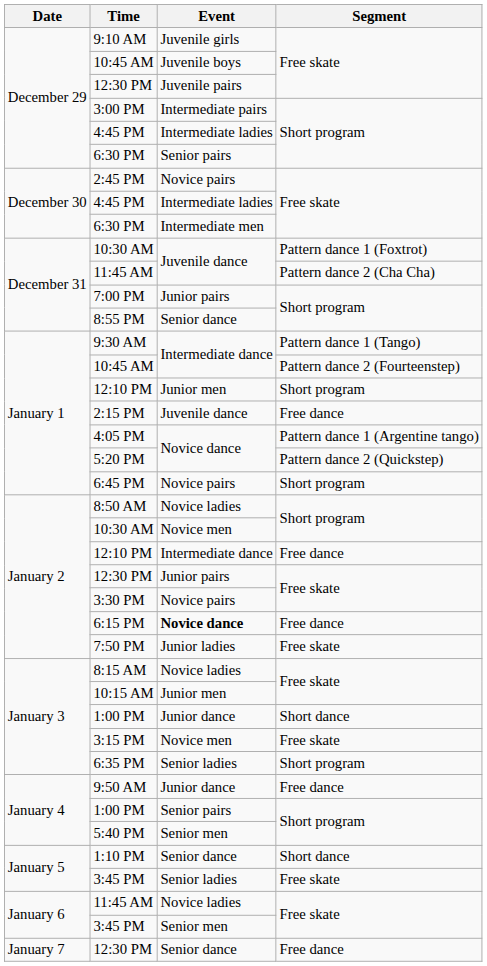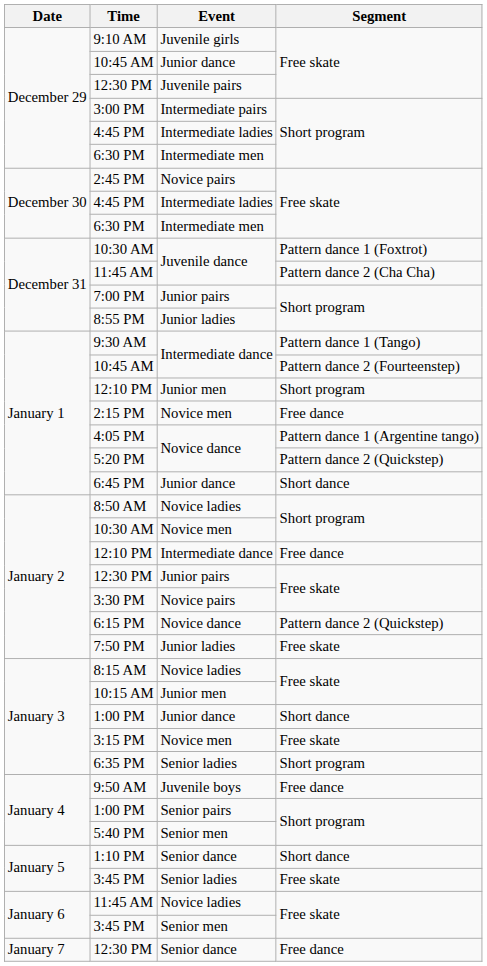(201, 62) Juvenile boys -> (198, 62) Junior dance
(196, 156) Senior pairs -> (212, 156) Intermediate men
(199, 319) Senior dance -> (198, 319) Junior ladies
(204, 413) Juvenile dance -> (196, 413) Novice men
(198, 483) Novice pairs -> (198, 483) Junior dance
(322, 483) Short program -> (315, 483) Short dance
(202, 623) bold -> (201, 623) normal
(312, 623) Free dance -> (362, 623) Pattern dance 2 (Quickstep)
(198, 786) Junior dance -> (201, 786) Juvenile boys
